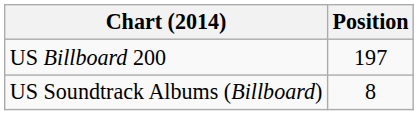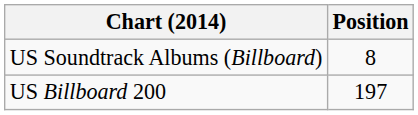rows swapped: (88, 57) <-> (166, 92)
